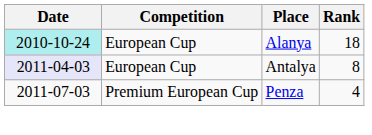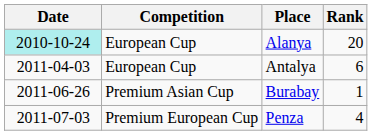(352, 42) 18 -> (356, 42) 20
(53, 67) lavender background -> (53, 67) no background
(356, 67) 8 -> (360, 67) 6
+ row: (292, 92)
